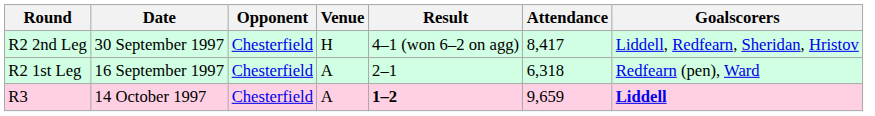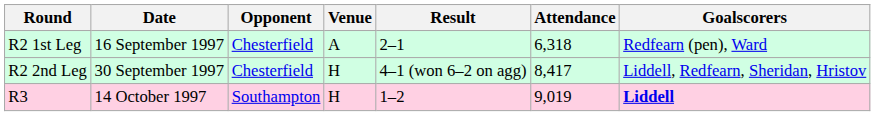rows swapped: (45, 70) <-> (48, 44)
(272, 96) Chesterfield -> (276, 96) Southampton
(327, 96) A -> (334, 96) H
(385, 96) bold -> (392, 96) normal
(545, 96) 9,659 -> (553, 96) 9,019
